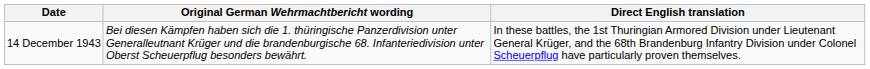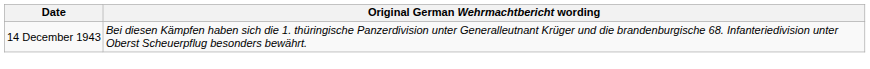- column: (678, 13)
